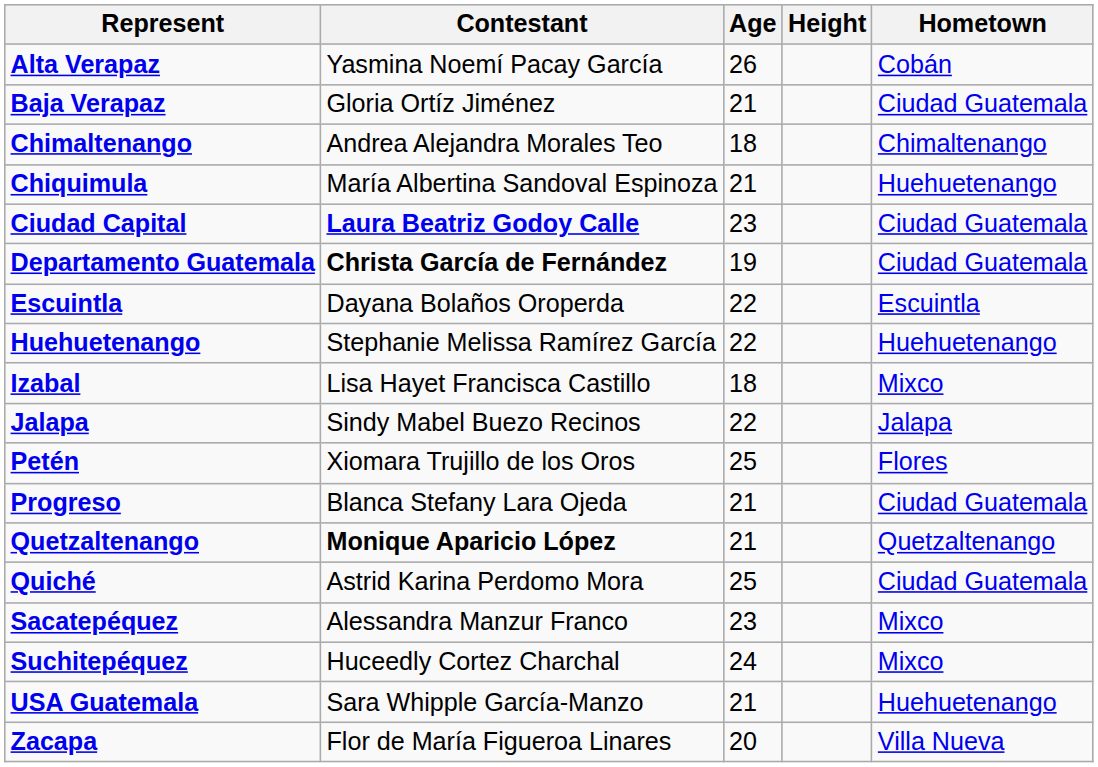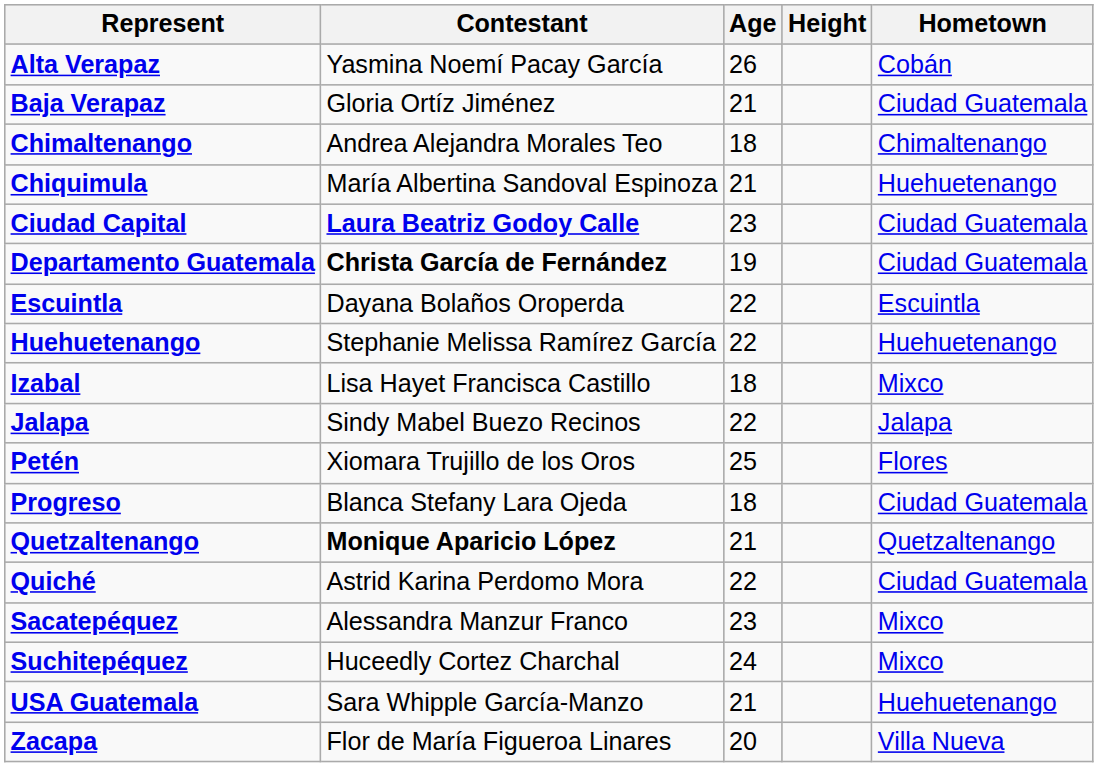(743, 502) 21 -> (743, 502) 18
(743, 582) 25 -> (743, 582) 22
